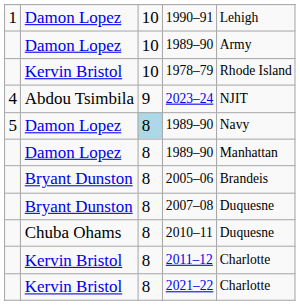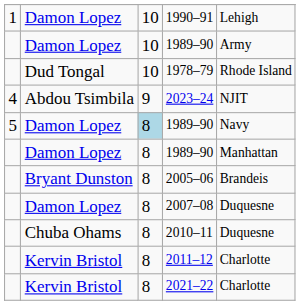(73, 71) Kervin Bristol -> (65, 71) Dud Tongal
(79, 206) Bryant Dunston -> (73, 206) Damon Lopez
